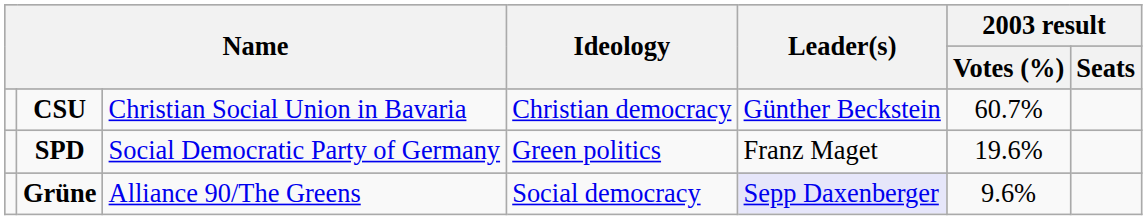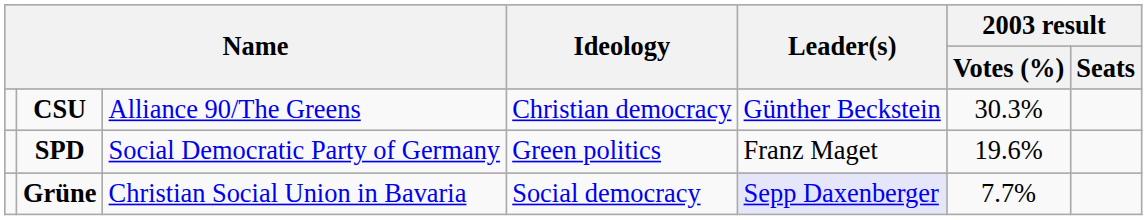(288, 109) Christian Social Union in Bavaria -> (235, 109) Alliance 90/The Greens
(1009, 109) 60.7% -> (1009, 109) 30.3%
(235, 192) Alliance 90/The Greens -> (288, 192) Christian Social Union in Bavaria
(1009, 192) 9.6% -> (1009, 192) 7.7%
